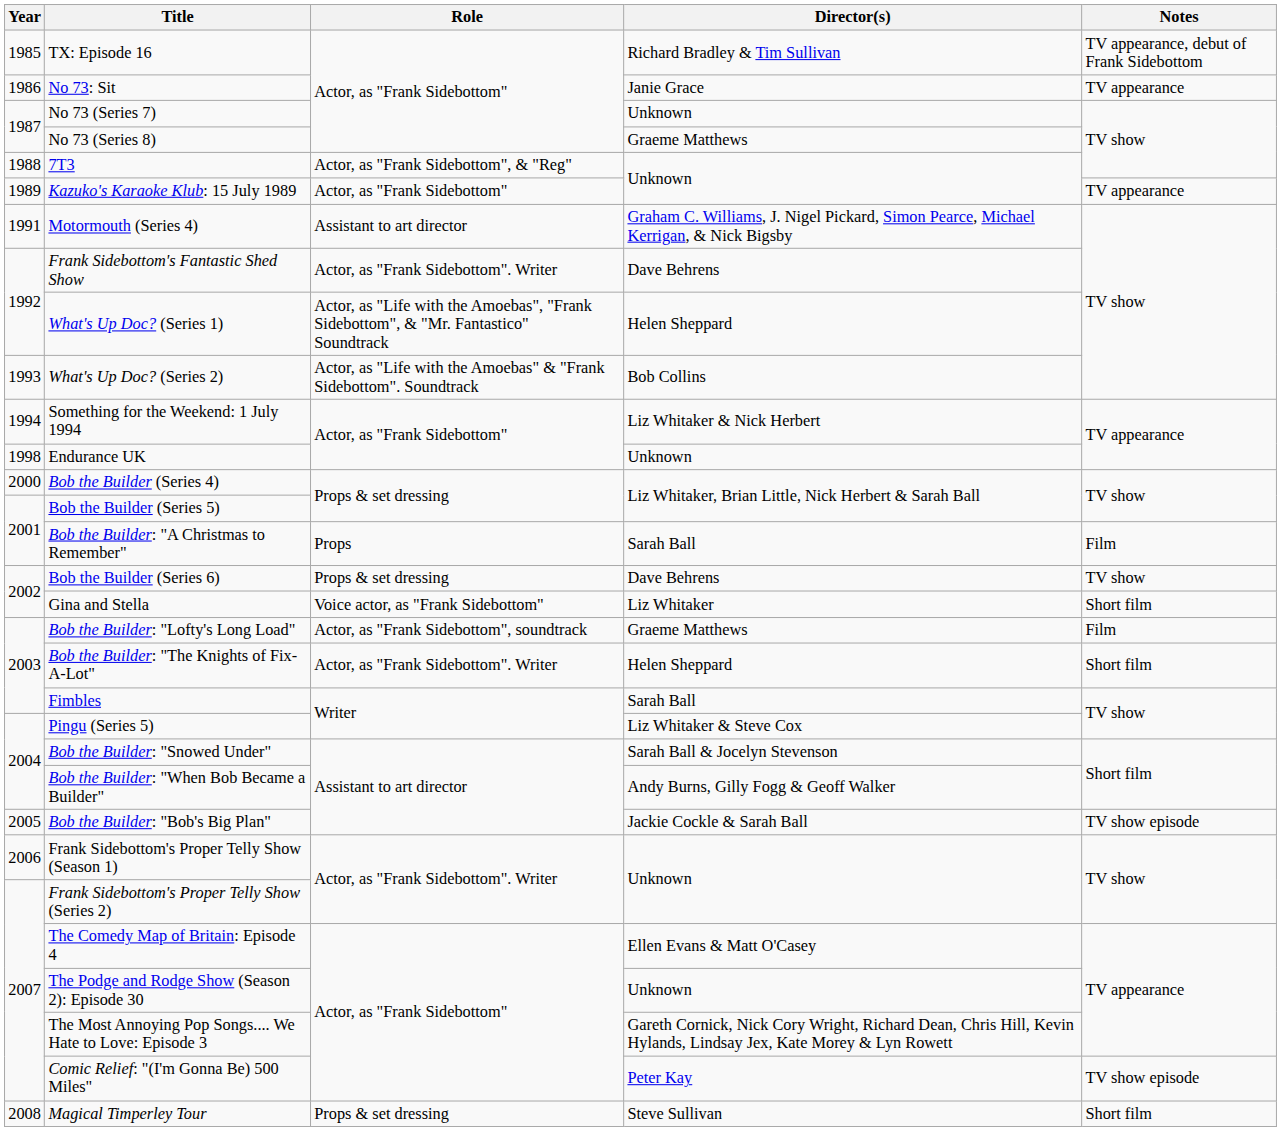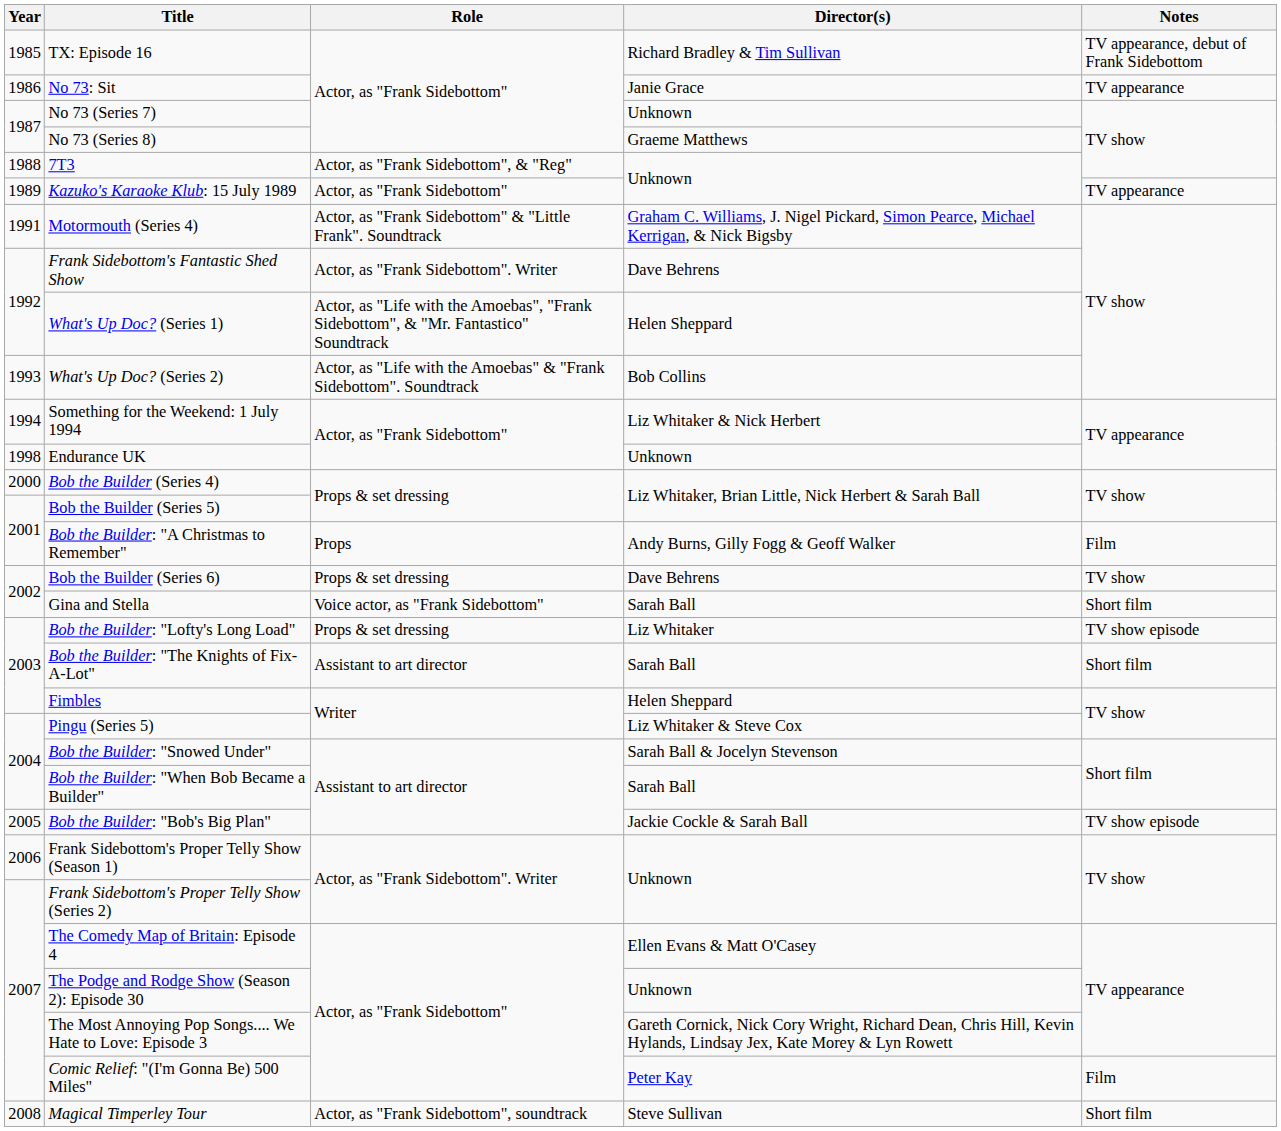(391, 226) Assistant to art director -> (442, 226) Actor, as "Frank Sidebottom" & "Little Frank". Soundtrack
(662, 543) Sarah Ball -> (761, 543) Andy Burns, Gilly Fogg & Geoff Walker
(671, 604) Liz Whitaker -> (662, 604) Sarah Ball
(451, 630) Actor, as "Frank Sidebottom", soundtrack -> (382, 630) Props & set dressing
(687, 630) Graeme Matthews -> (671, 630) Liz Whitaker
(1101, 630) Film -> (1142, 630) TV show episode
(436, 665) Actor, as "Frank Sidebottom". Writer -> (391, 665) Assistant to art director
(680, 665) Helen Sheppard -> (662, 665) Sarah Ball
(662, 700) Sarah Ball -> (680, 700) Helen Sheppard
(761, 787) Andy Burns, Gilly Fogg & Geoff Walker -> (662, 787) Sarah Ball
(1142, 1078) TV show episode -> (1101, 1078) Film
(382, 1113) Props & set dressing -> (451, 1113) Actor, as "Frank Sidebottom", soundtrack
